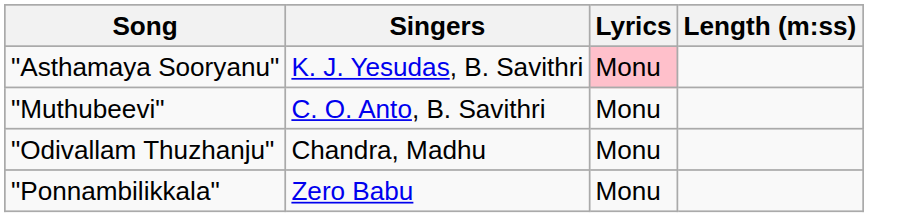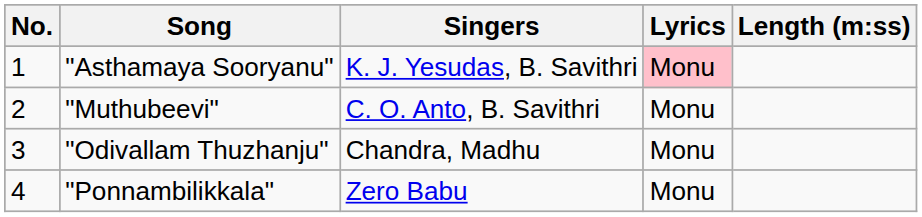+ column: (32, 26)
